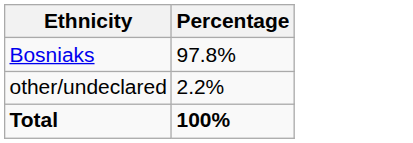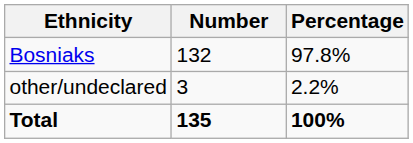+ column: (229, 21)
